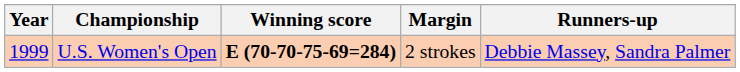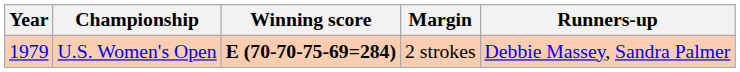(29, 51) 1999 -> (29, 51) 1979
